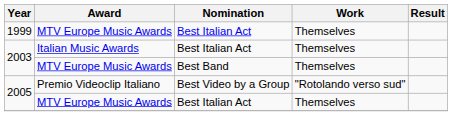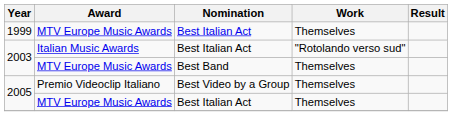(325, 48) Themselves -> (350, 48) "Rotolando verso sud"
(350, 84) "Rotolando verso sud" -> (325, 84) Themselves
